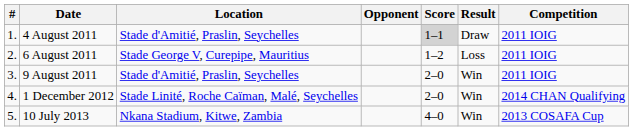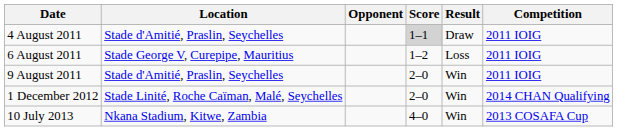- column: (12, 14)
